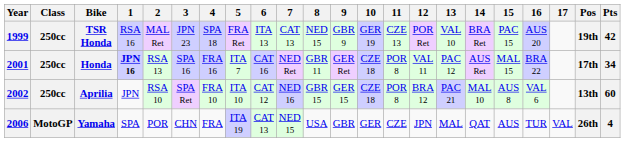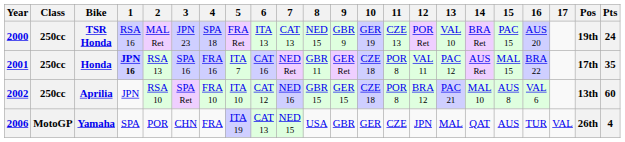(18, 36) 1999 -> (18, 36) 2000
(610, 36) 42 -> (610, 36) 24
(610, 65) 34 -> (610, 65) 35
